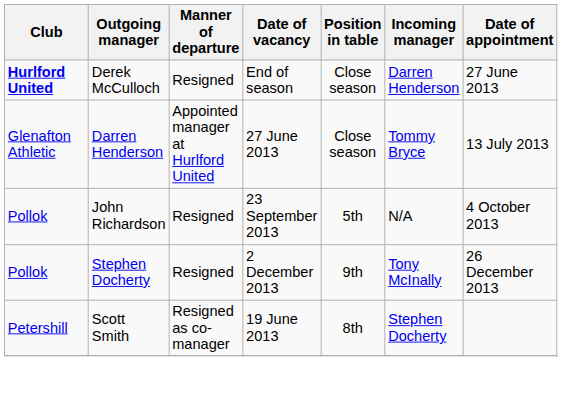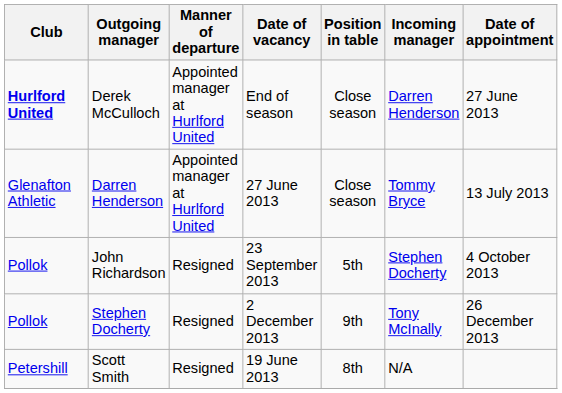(203, 80) Resigned -> (205, 104) Appointed manager at Hurlford United
(400, 216) N/A -> (417, 265) Stephen Docherty
(203, 328) Resigned as co-manager -> (203, 369) Resigned
(417, 328) Stephen Docherty -> (400, 369) N/A
